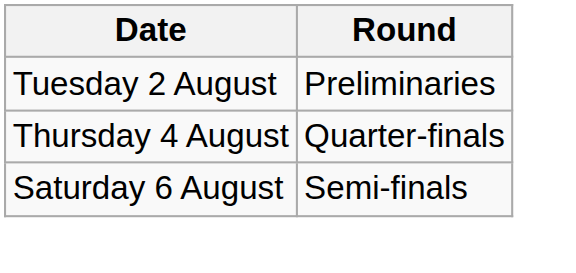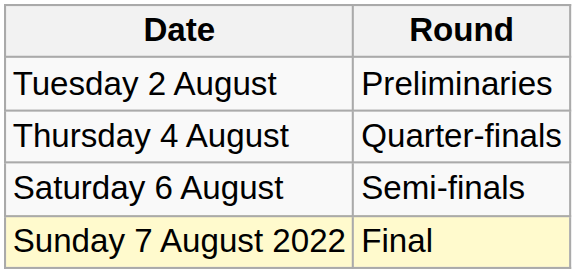+ row: (179, 240)
